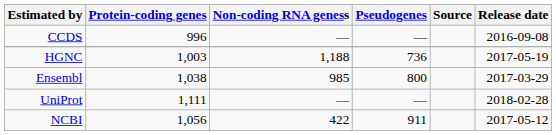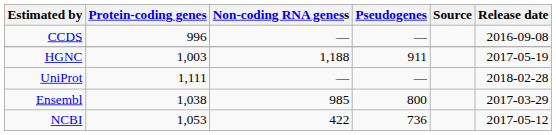(417, 57) 736 -> (417, 57) 911
rows swapped: (59, 78) <-> (61, 99)
(192, 120) 1,056 -> (192, 120) 1,053
(417, 120) 911 -> (417, 120) 736
